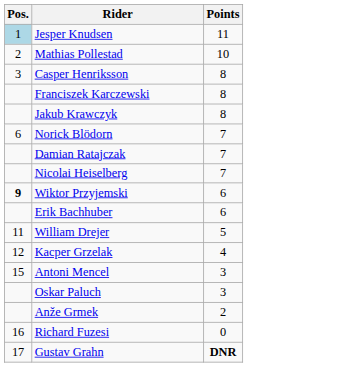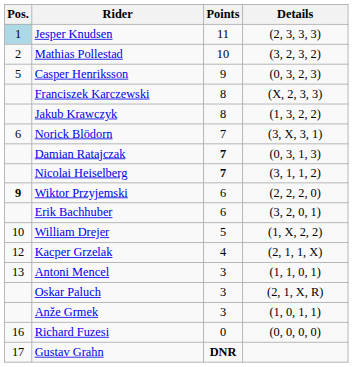+ column: (295, 14)
(18, 73) 3 -> (18, 73) 5
(223, 73) 8 -> (223, 73) 9
(223, 153) normal -> (223, 153) bold
(223, 173) normal -> (223, 173) bold
(18, 232) 11 -> (18, 232) 10
(18, 272) 15 -> (18, 272) 13
(223, 312) 2 -> (223, 312) 3
